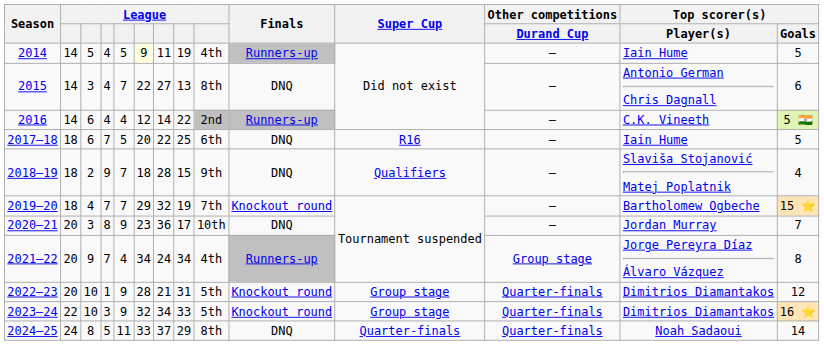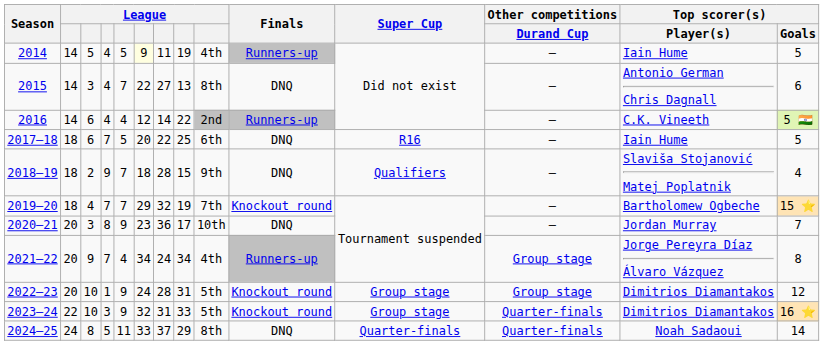(144, 292) 28 -> (144, 292) 24
(164, 292) 21 -> (164, 292) 28
(552, 292) Quarter-finals -> (552, 292) Group stage
(164, 311) 34 -> (164, 311) 31
